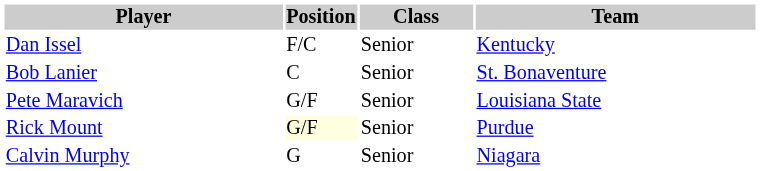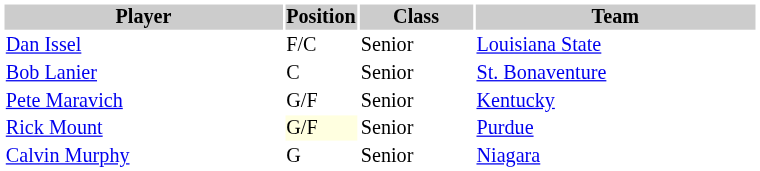(516, 44) Kentucky -> (539, 44) Louisiana State
(539, 100) Louisiana State -> (516, 100) Kentucky
